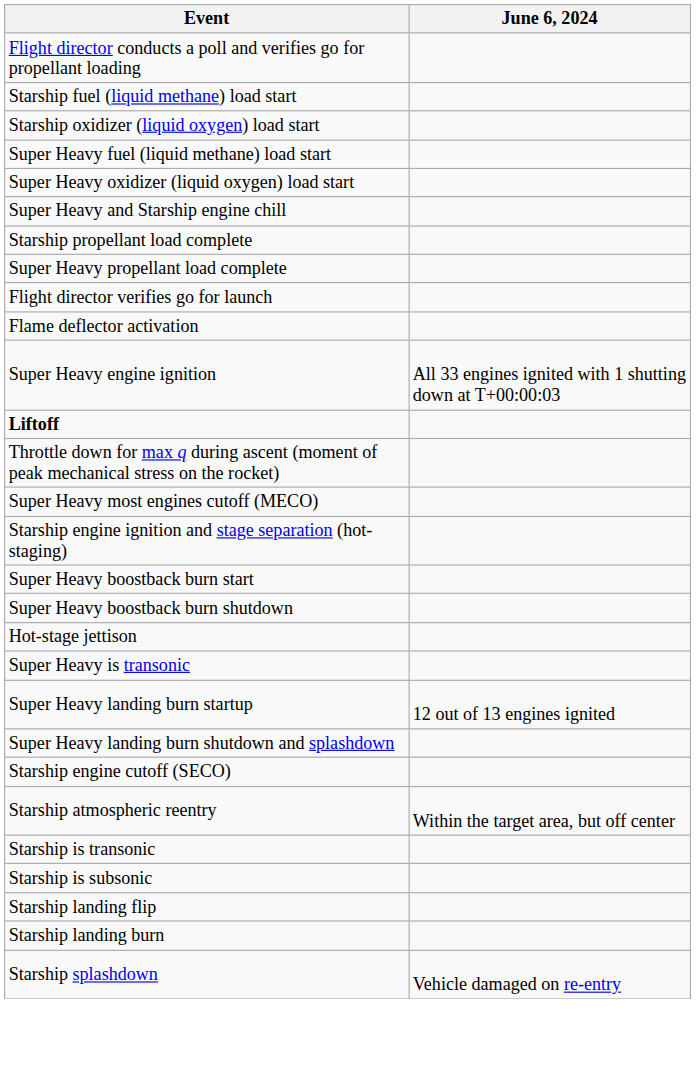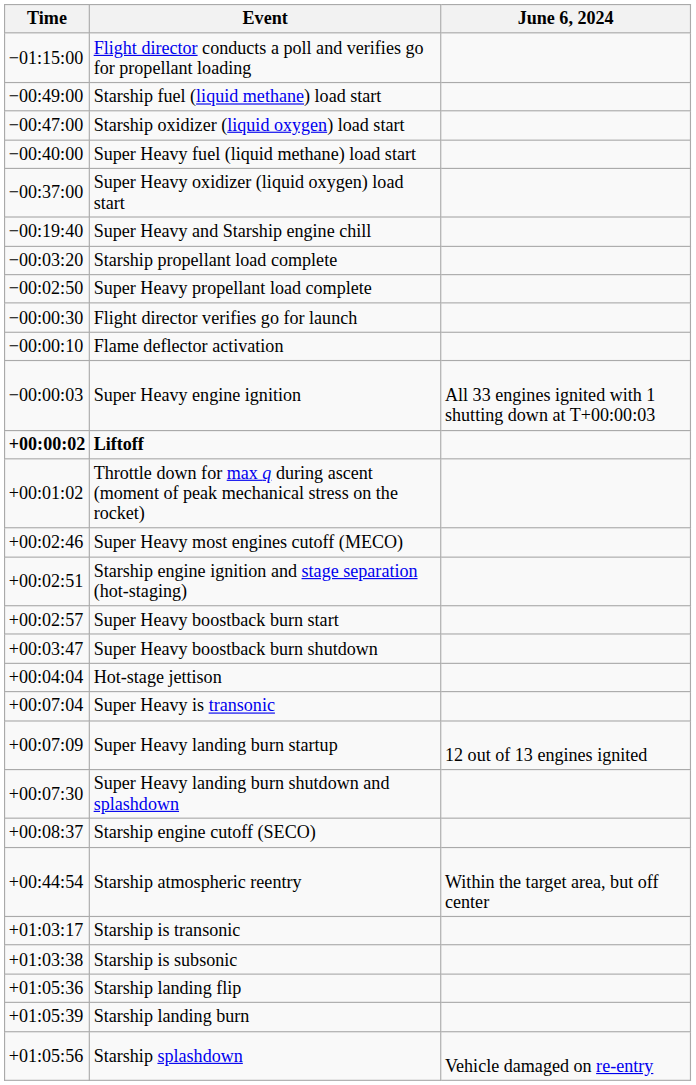+ column: (47, 18)
